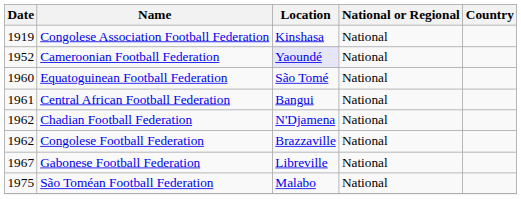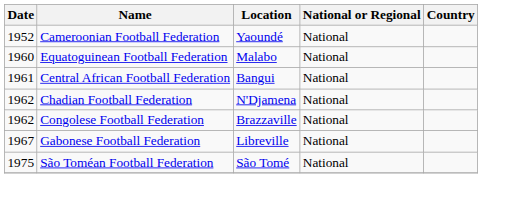- row: (155, 36)
(299, 57) lavender background -> (260, 36) no background
(302, 78) São Tomé -> (256, 57) Malabo
(296, 183) Malabo -> (263, 162) São Tomé
